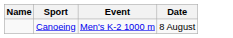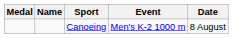+ column: (20, 12)
